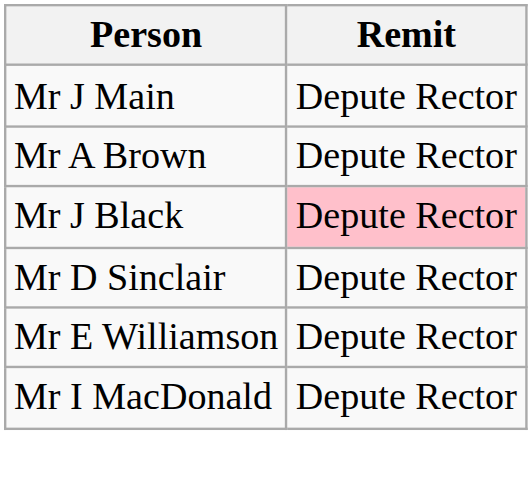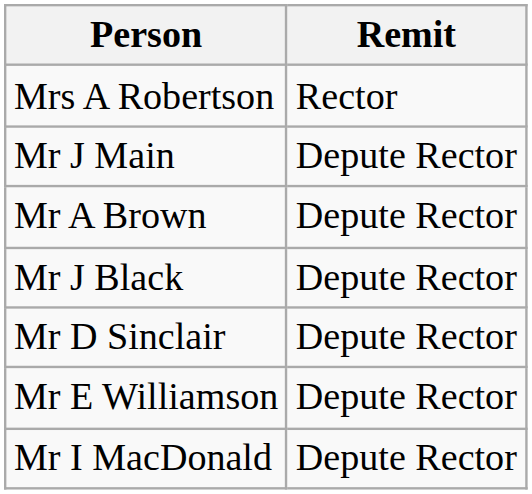+ row: (144, 95)
(406, 215) pink background -> (406, 276) no background
